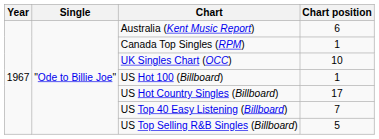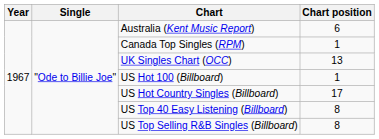(337, 61) 10 -> (337, 61) 13
(337, 110) 7 -> (337, 110) 8
(337, 126) 5 -> (337, 126) 8
